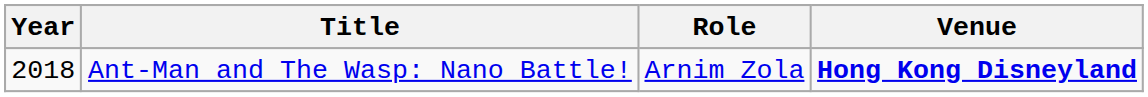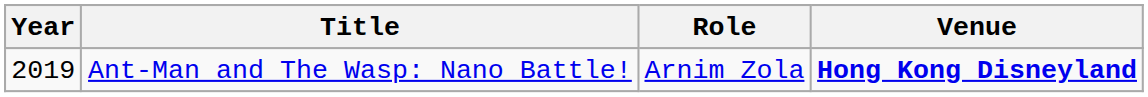(43, 70) 2018 -> (43, 70) 2019
